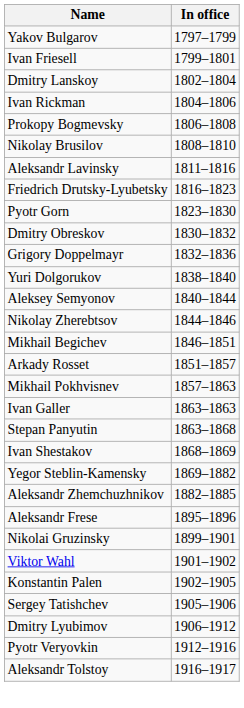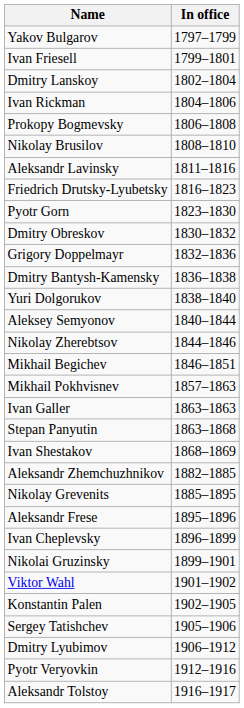+ row: (83, 277)
- row: (48, 364)
- row: (77, 473)
+ row: (58, 495)
+ row: (54, 539)
